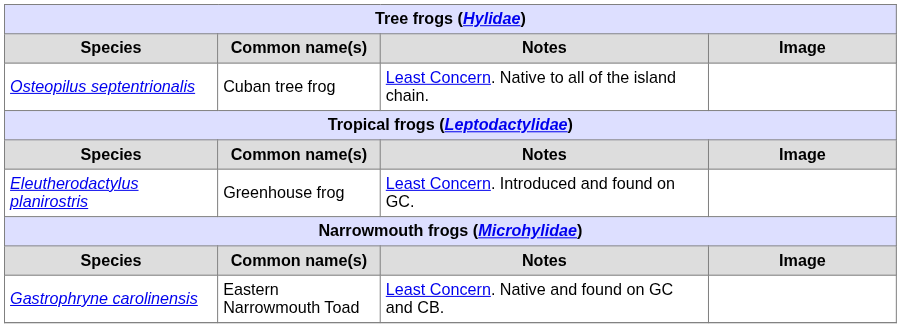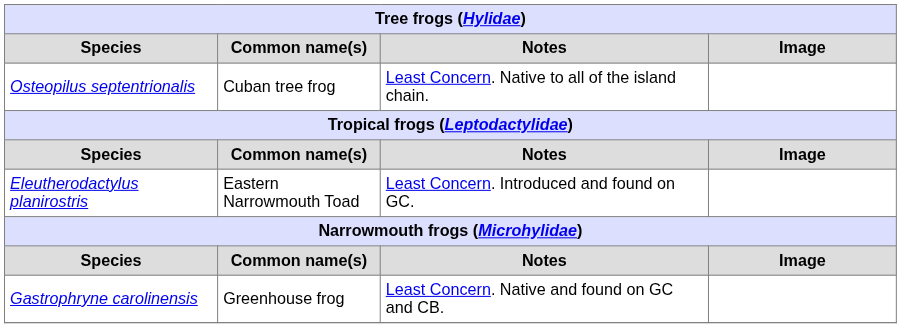(284, 192) Greenhouse frog -> (291, 192) Eastern Narrowmouth Toad
(291, 298) Eastern Narrowmouth Toad -> (284, 298) Greenhouse frog
